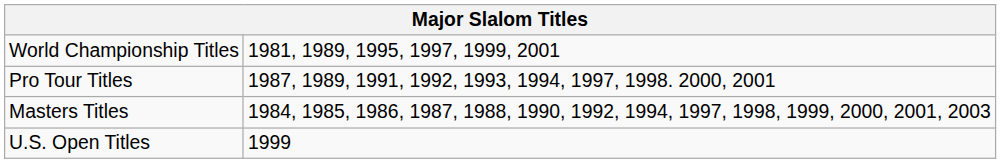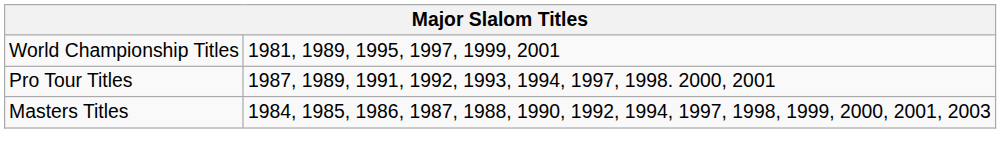- row: (80, 142)
